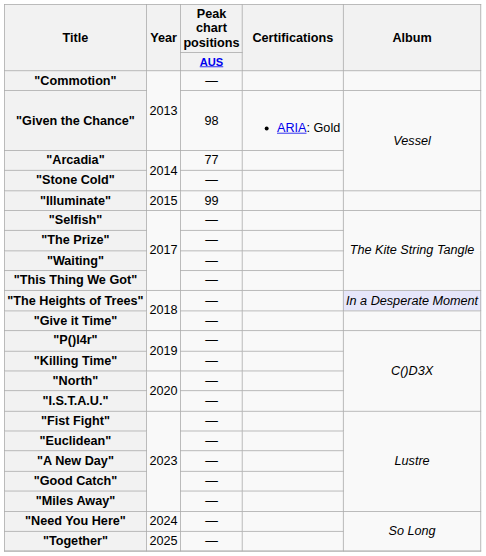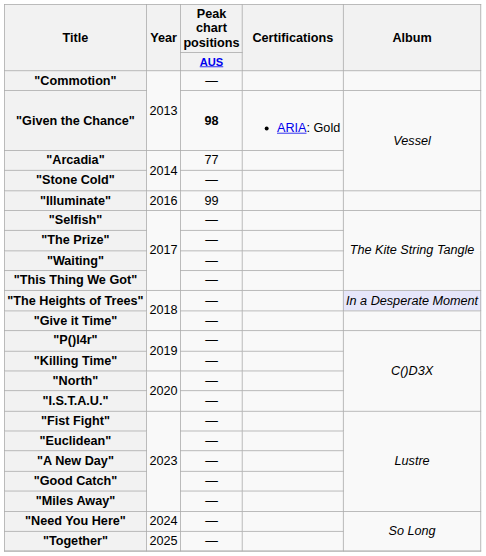(211, 120) normal -> (211, 120) bold
(164, 200) 2015 -> (164, 200) 2016
